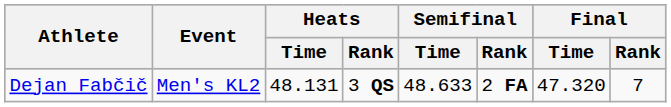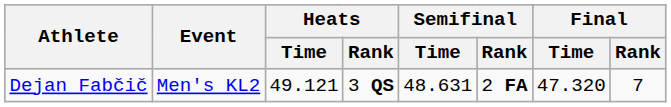(304, 85) 48.131 -> (304, 85) 49.121
(438, 85) 48.633 -> (438, 85) 48.631
